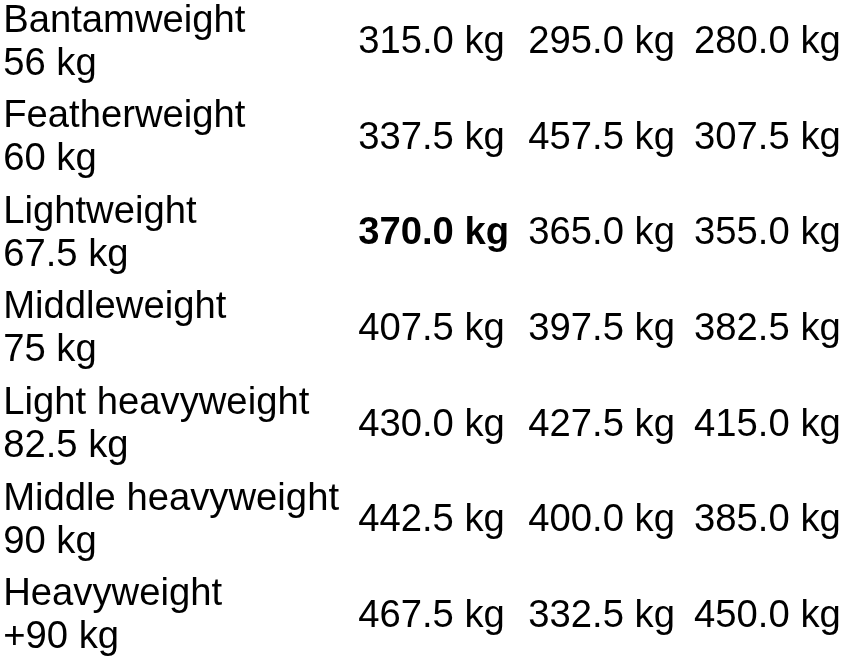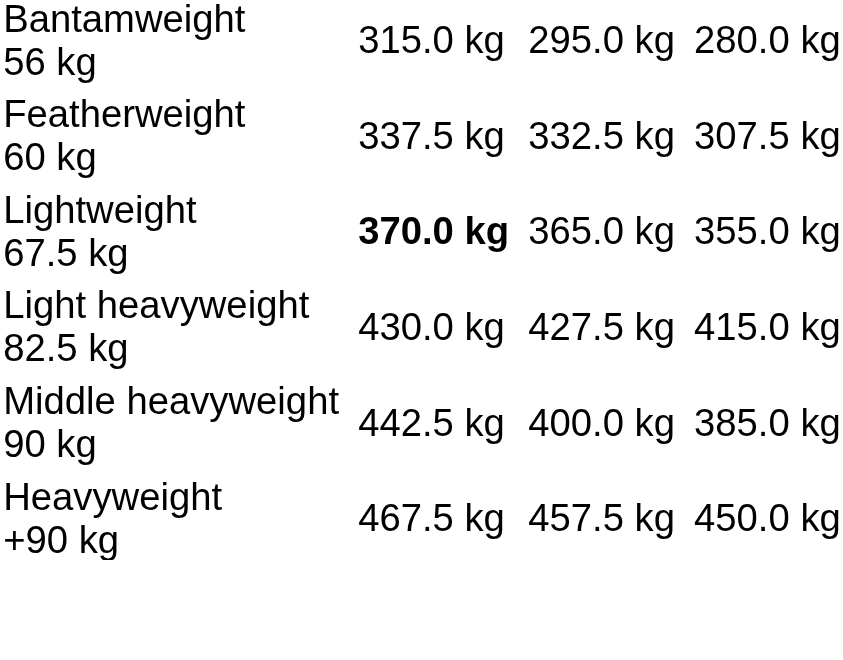(602, 136) 457.5 kg -> (602, 136) 332.5 kg
- row: (115, 327)
(602, 614) 332.5 kg -> (602, 518) 457.5 kg
